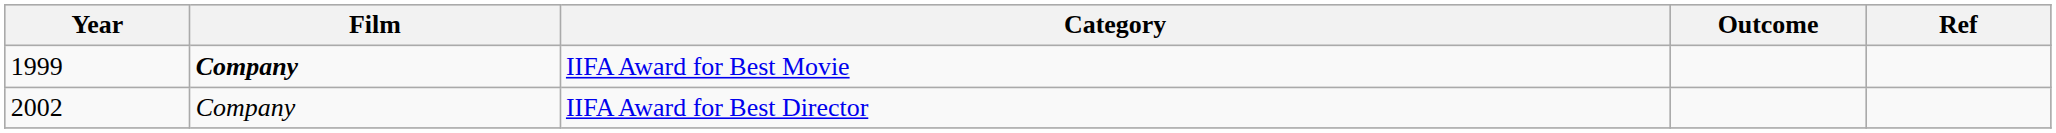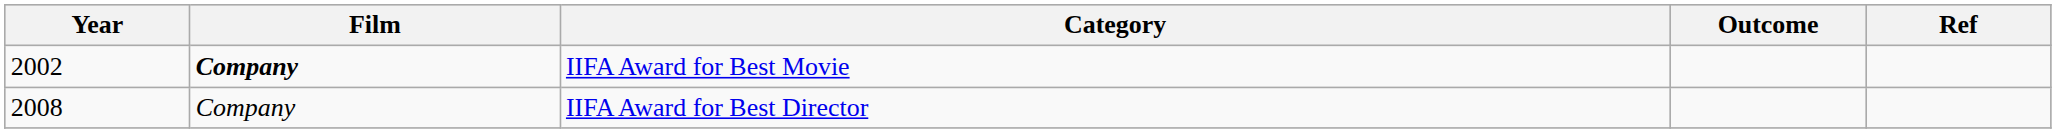(37, 66) 1999 -> (37, 66) 2002
(37, 107) 2002 -> (37, 107) 2008
